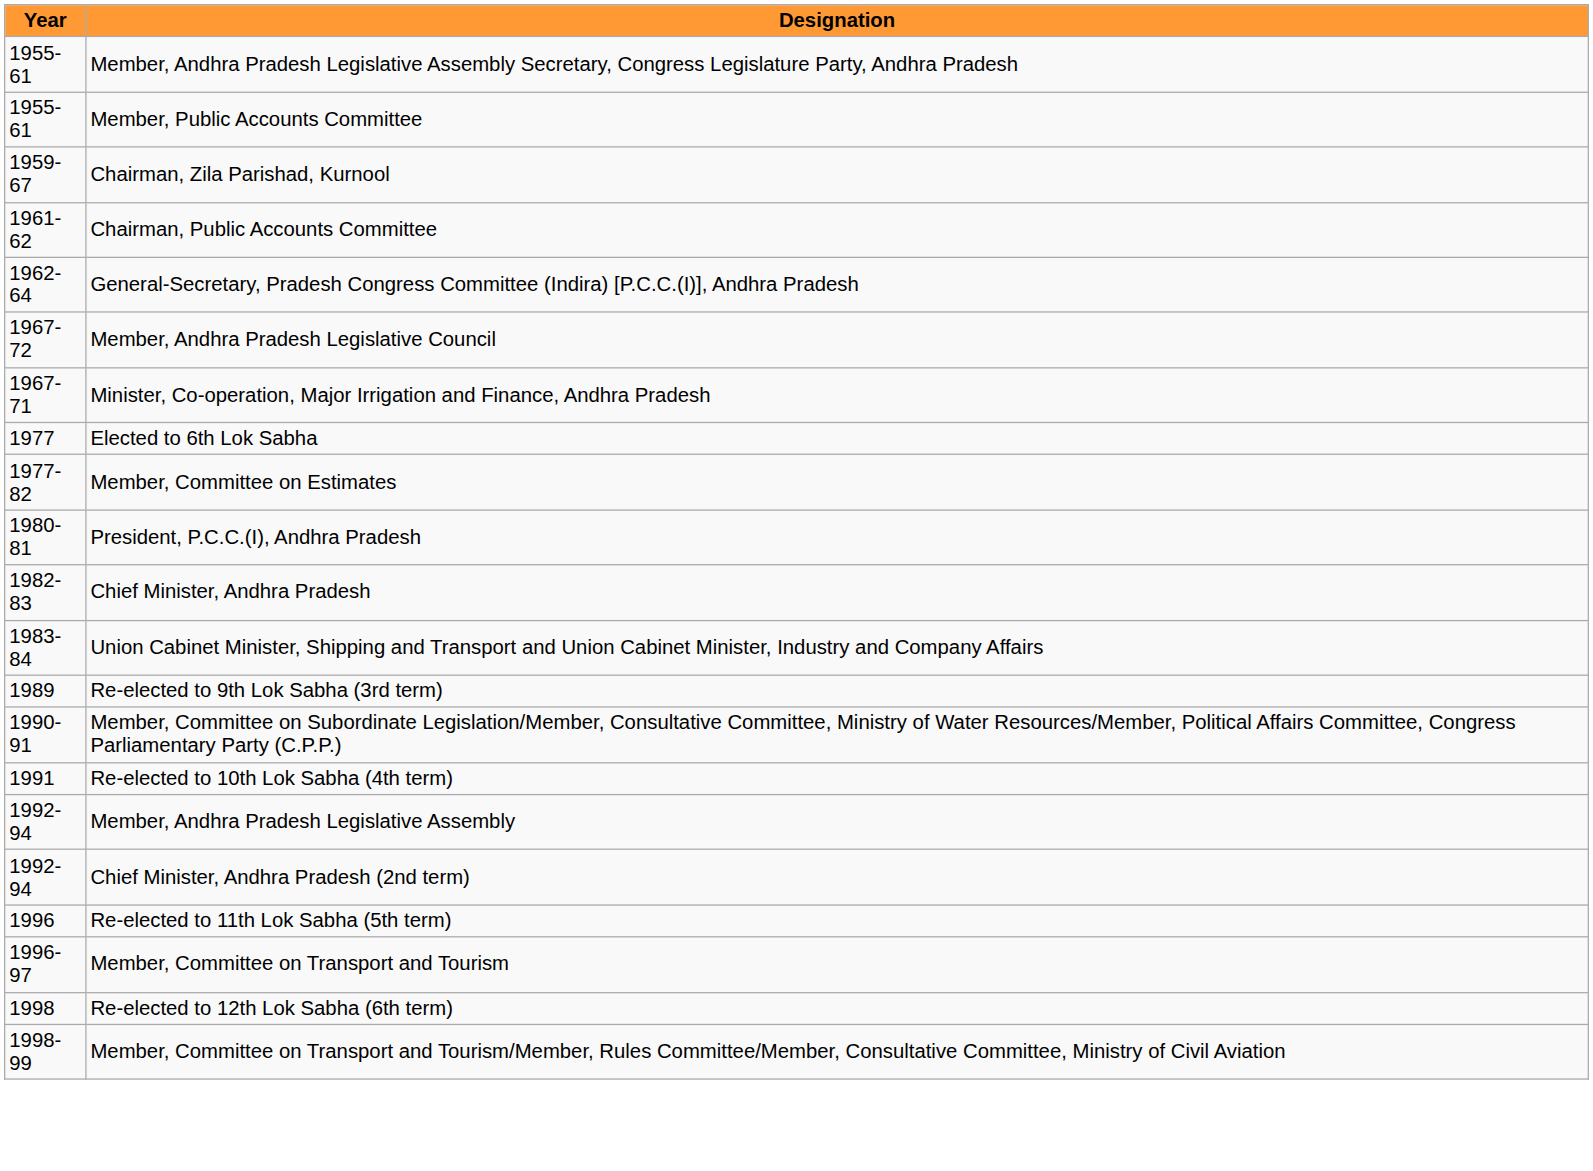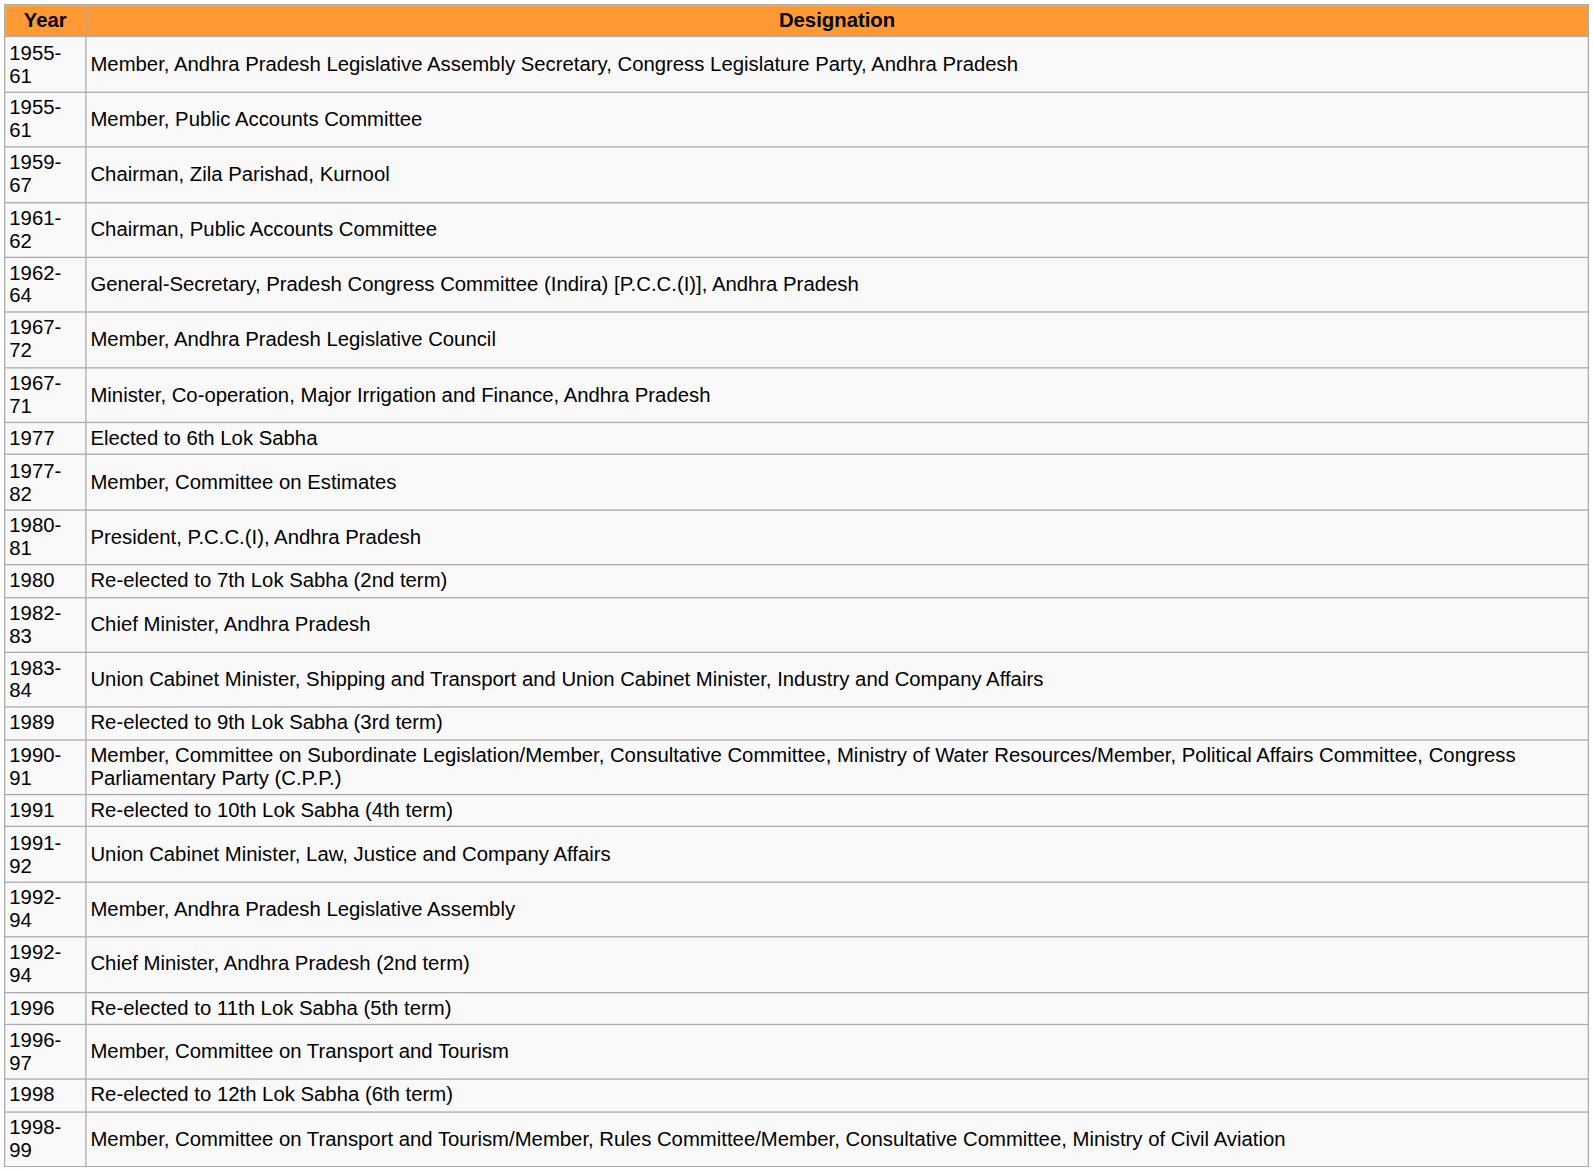+ row: (269, 580)
+ row: (351, 854)
